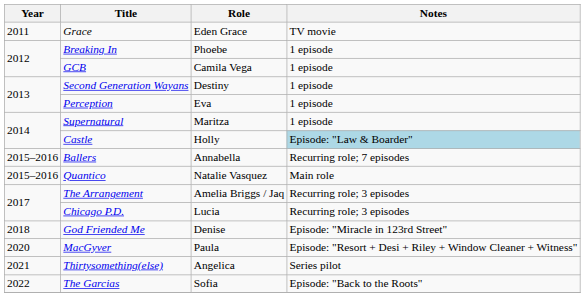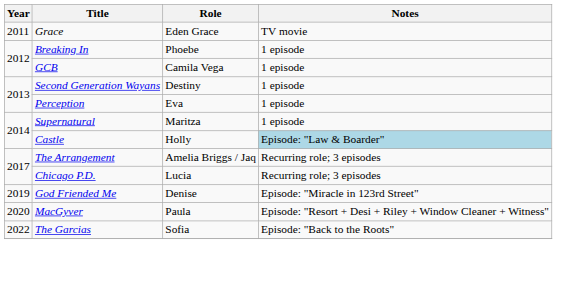- row: (80, 157)
- row: (84, 175)
(18, 229) 2018 -> (18, 193) 2019
- row: (113, 265)
